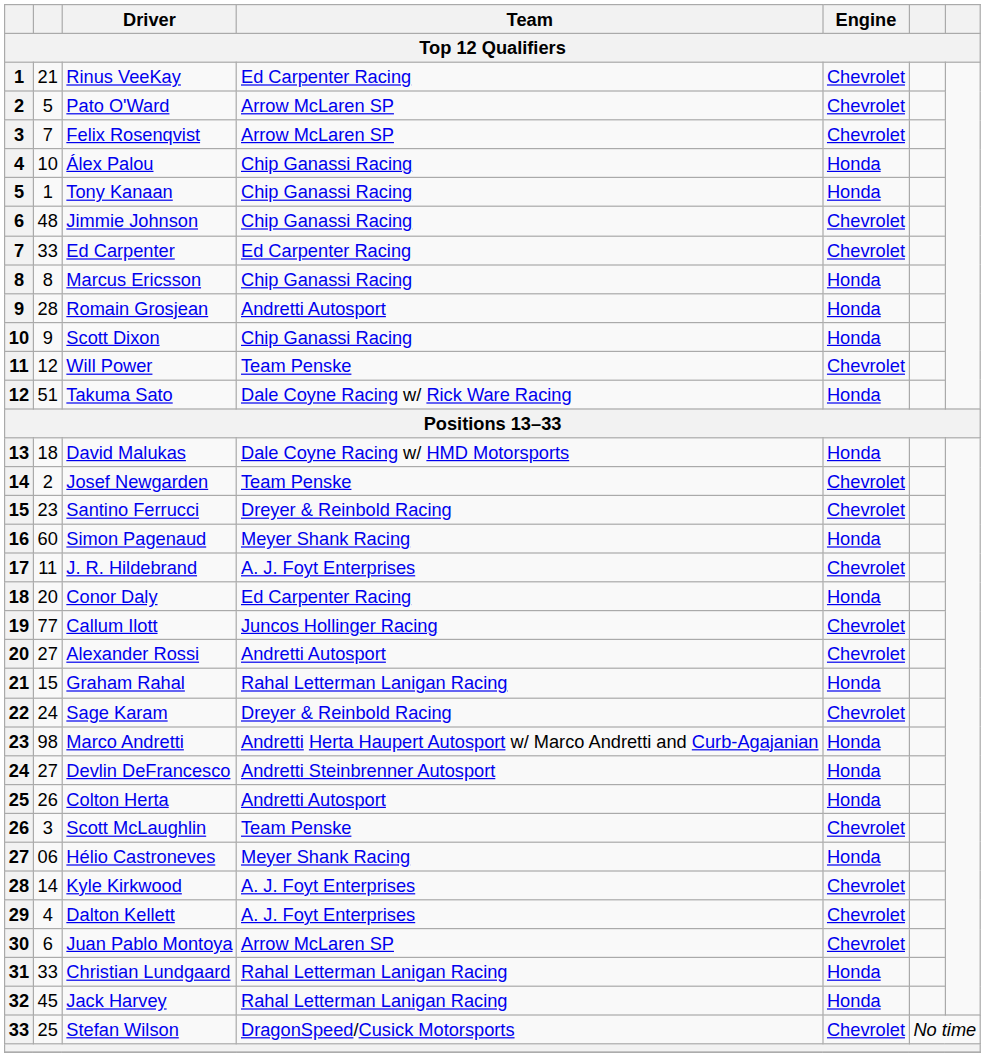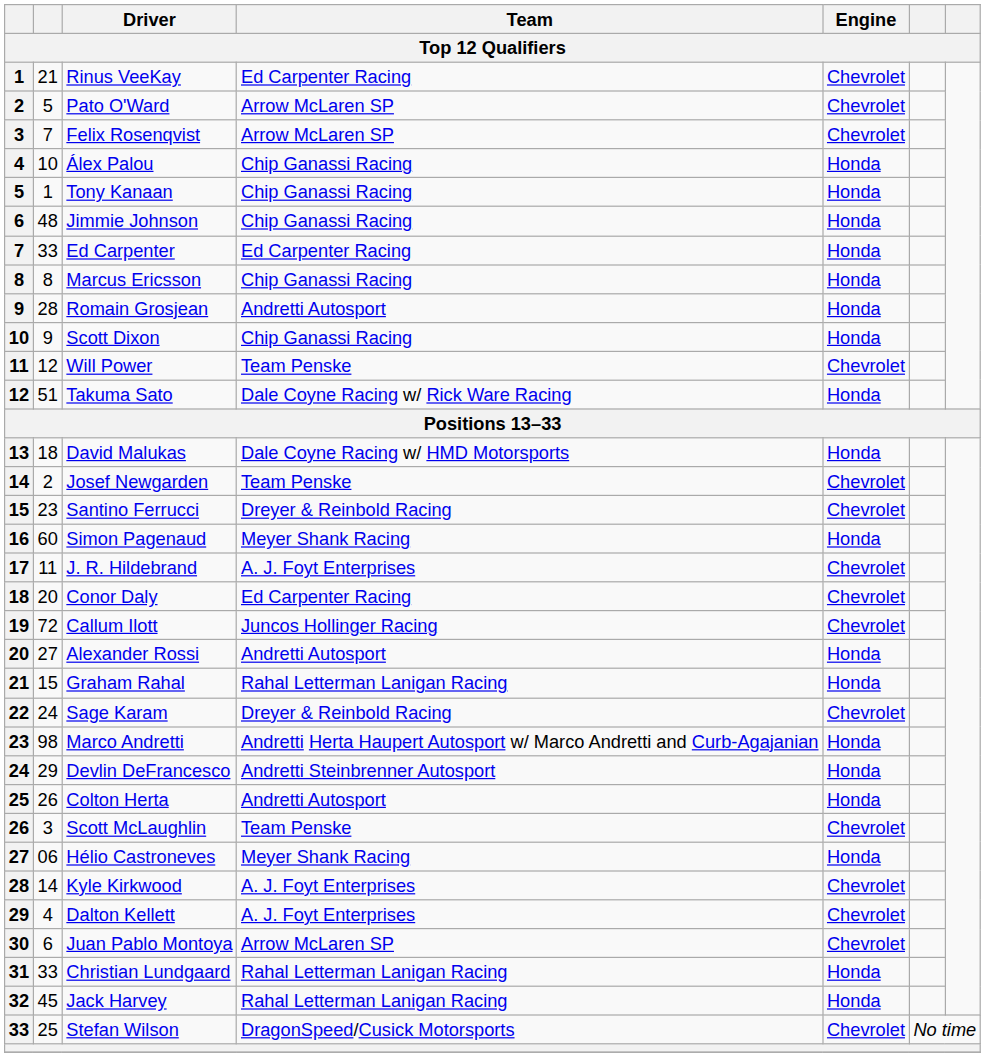(866, 221) Chevrolet -> (854, 221) Honda
(866, 250) Chevrolet -> (854, 250) Honda
(854, 597) Honda -> (866, 597) Chevrolet
(48, 626) 77 -> (48, 626) 72
(866, 654) Chevrolet -> (854, 654) Honda
(48, 770) 27 -> (48, 770) 29
